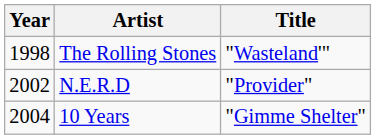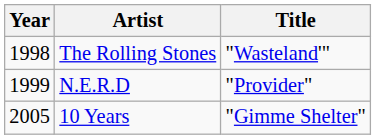(30, 85) 2002 -> (30, 85) 1999
(30, 117) 2004 -> (30, 117) 2005
